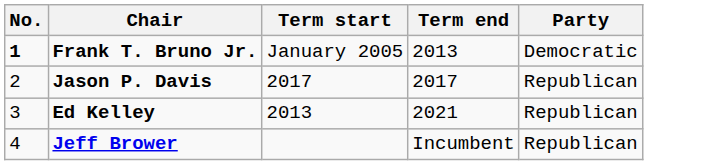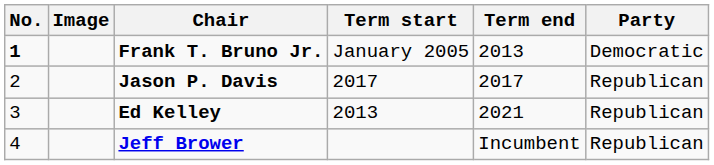+ column: (81, 20)
